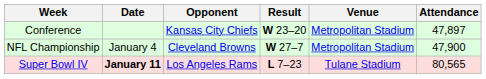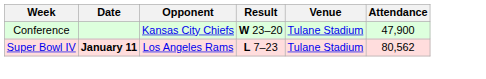(363, 30) Metropolitan Stadium -> (325, 30) Tulane Stadium
(449, 30) 47,897 -> (398, 30) 47,900
- row: (53, 47)
(449, 64) 80,565 -> (398, 47) 80,562
